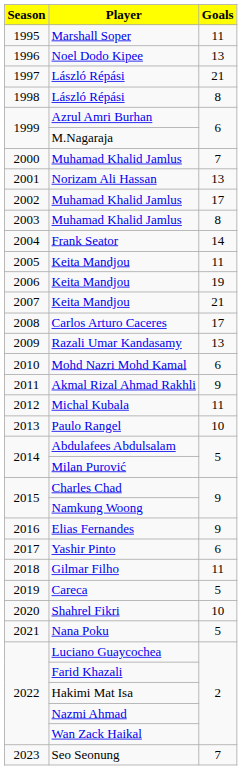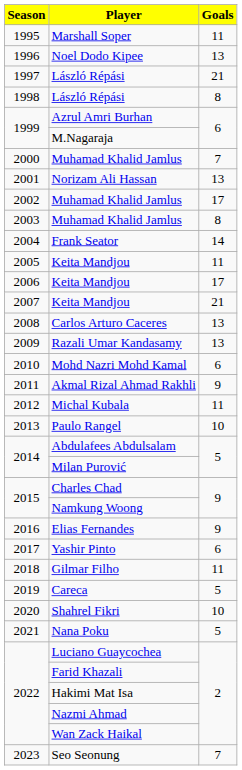(218, 281) 19 -> (218, 281) 17
(218, 323) 17 -> (218, 323) 13
